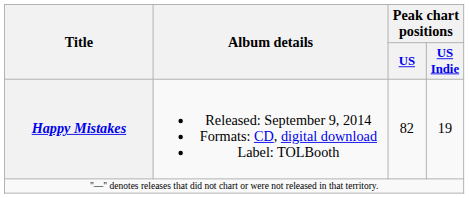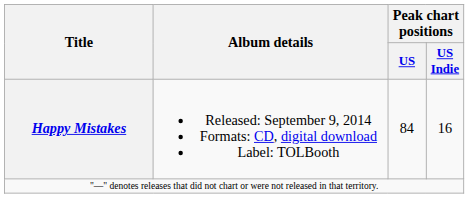(407, 128) 82 -> (407, 128) 84
(445, 128) 19 -> (445, 128) 16
